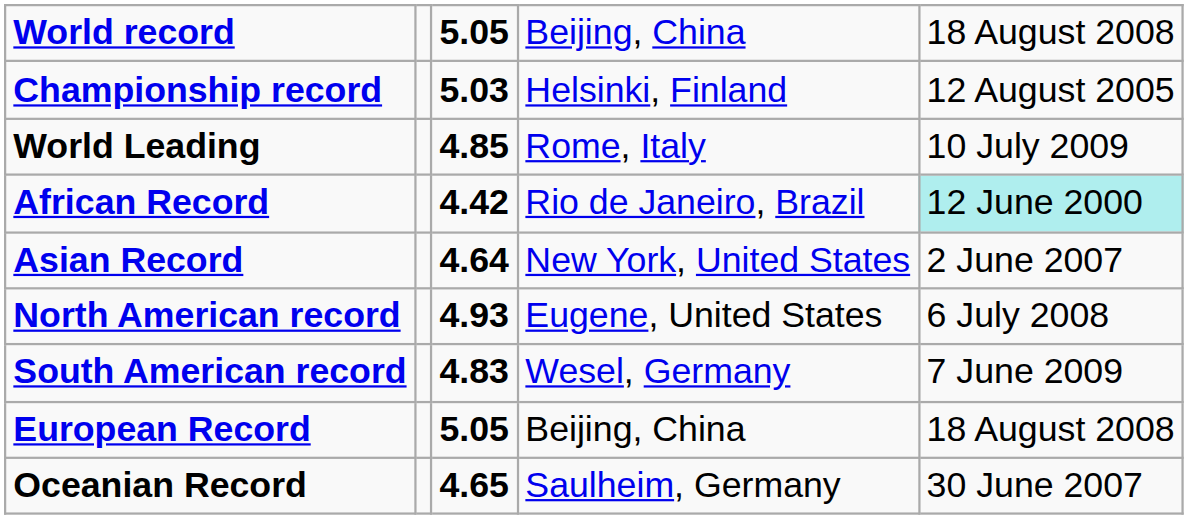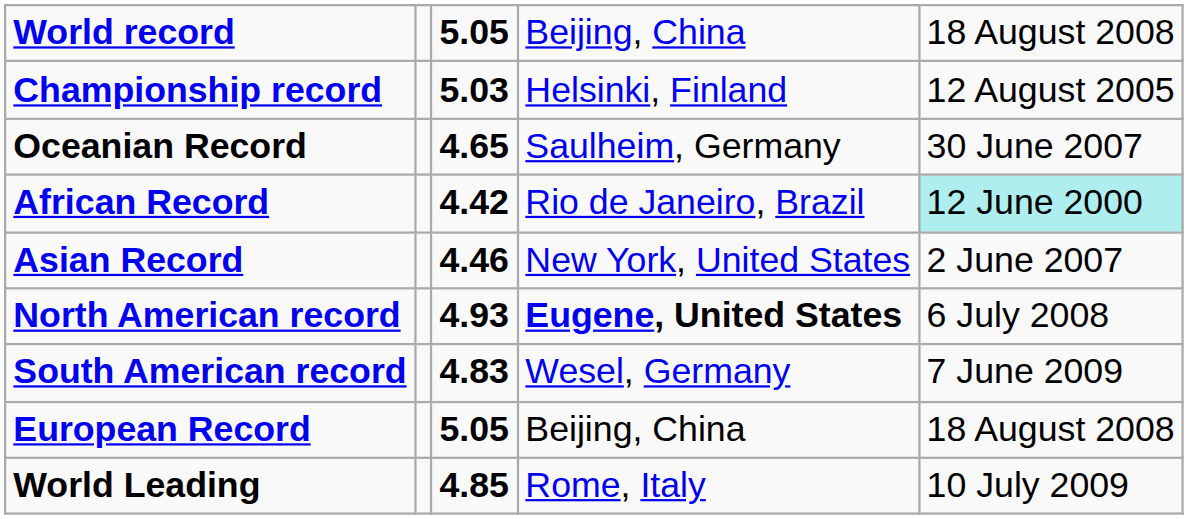rows swapped: (137, 145) <-> (160, 485)
(474, 259) 4.64 -> (474, 259) 4.46
(704, 315) normal -> (714, 315) bold
